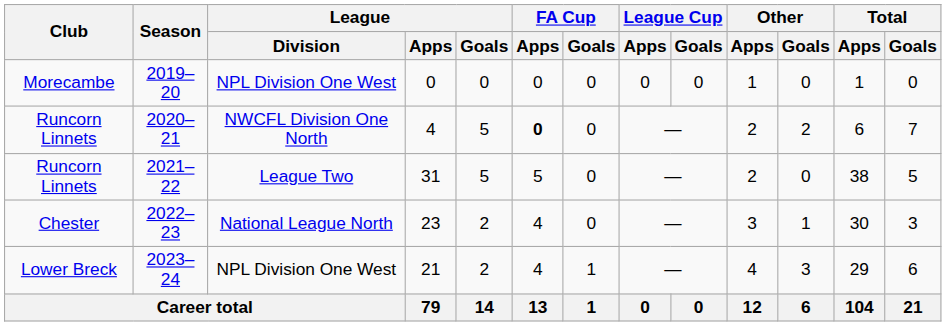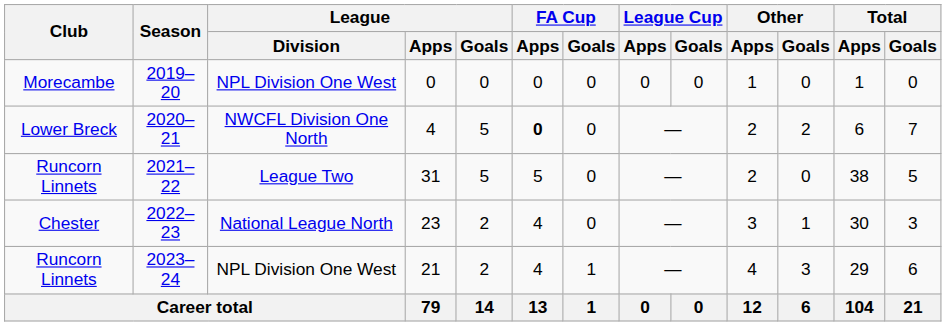(69, 129) Runcorn Linnets -> (69, 129) Lower Breck
(69, 270) Lower Breck -> (69, 270) Runcorn Linnets
